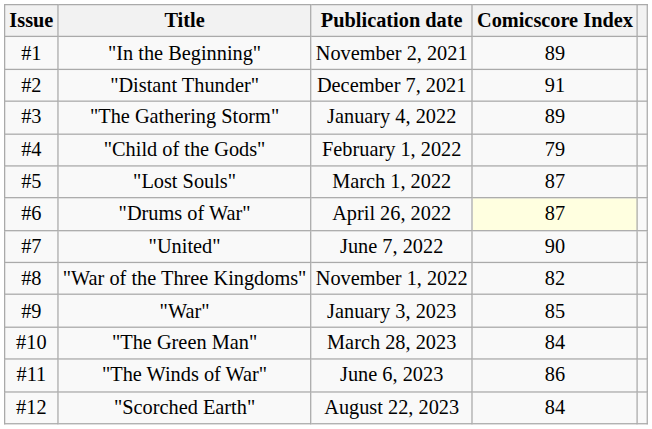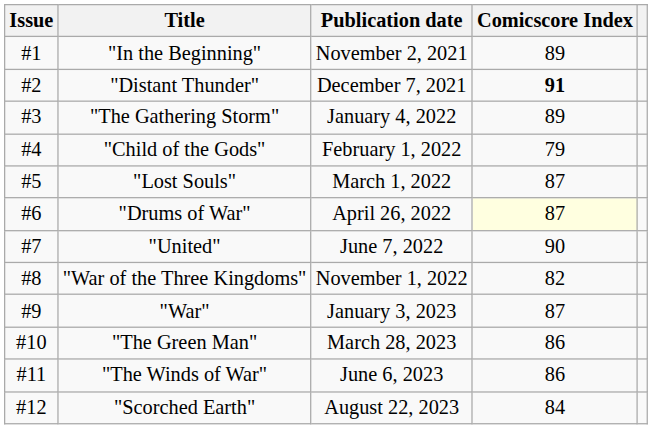(555, 85) normal -> (555, 85) bold
(555, 310) 85 -> (555, 310) 87
(555, 342) 84 -> (555, 342) 86
